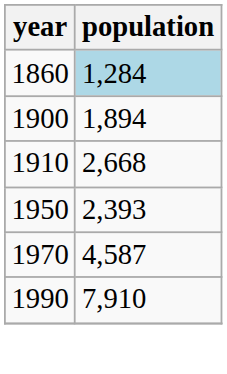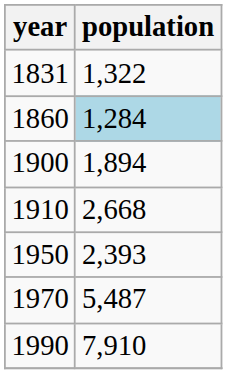+ row: (40, 72)
(114, 254) 4,587 -> (114, 299) 5,487
